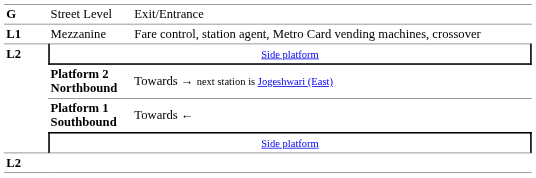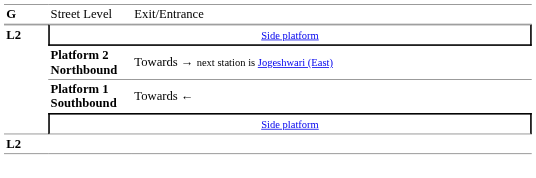- row: (78, 34)
